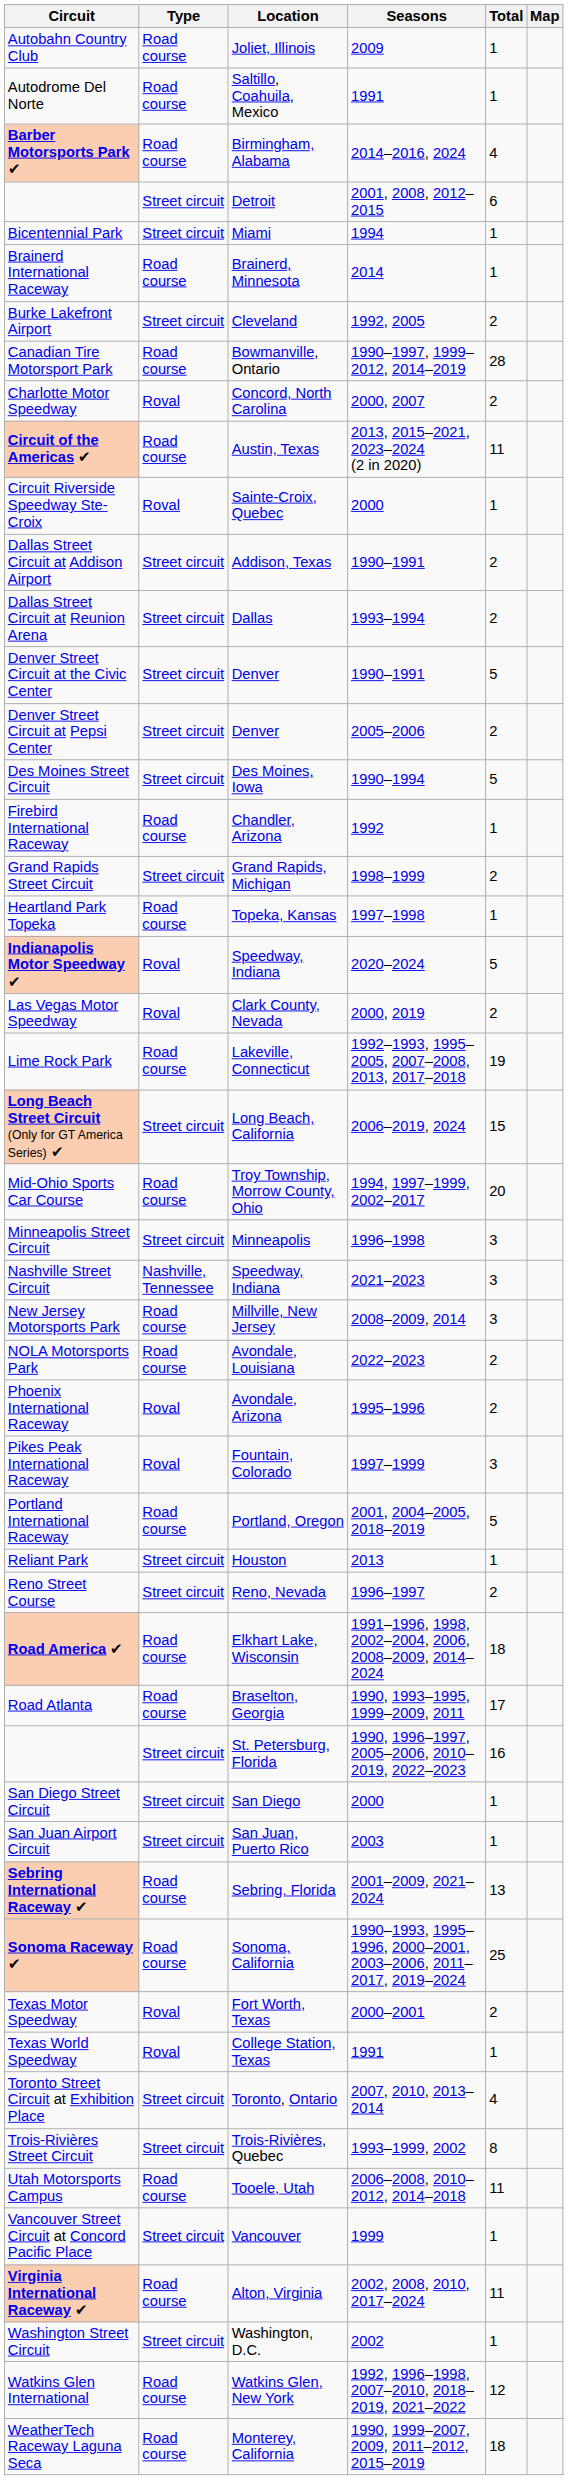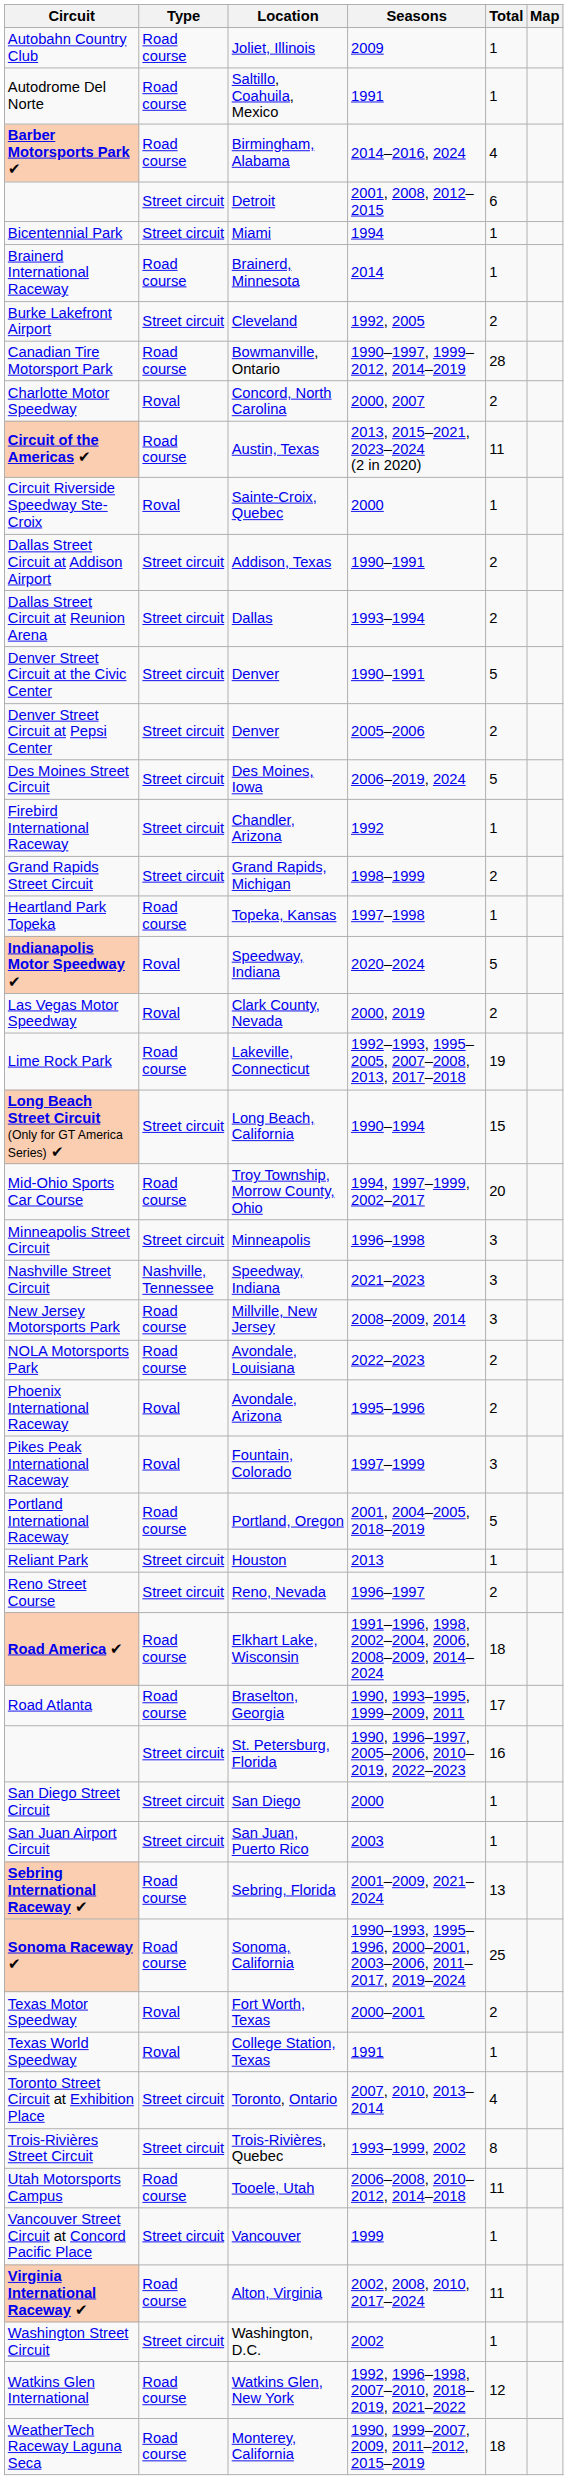(388, 779) 1990–1994 -> (408, 779) 2006–2019, 2024
(164, 827) Road course -> (183, 827) Street circuit
(408, 1126) 2006–2019, 2024 -> (388, 1126) 1990–1994
